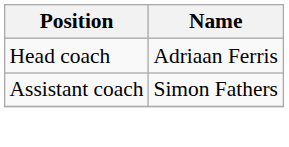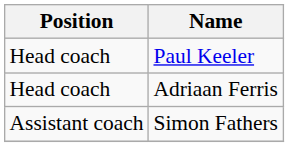+ row: (204, 55)
